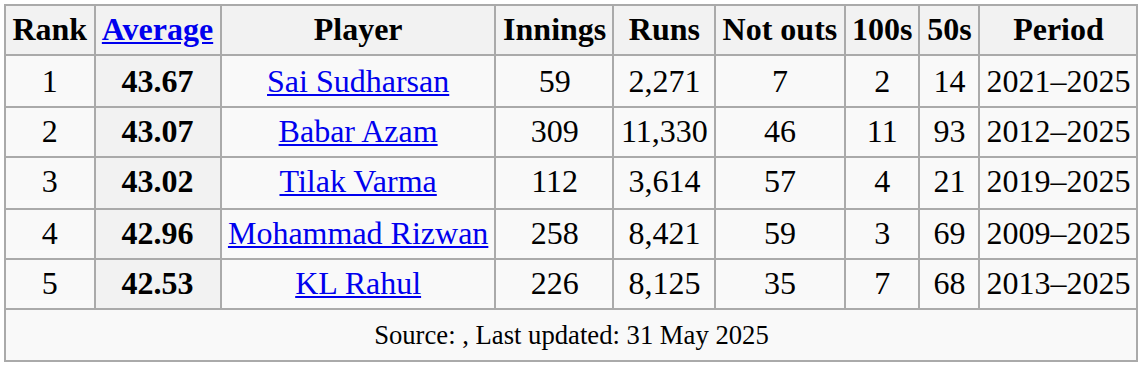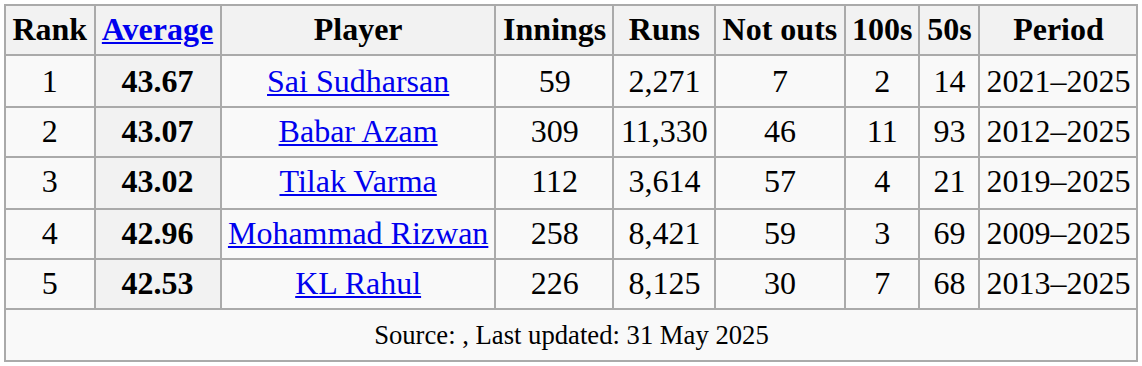(780, 283) 35 -> (780, 283) 30
